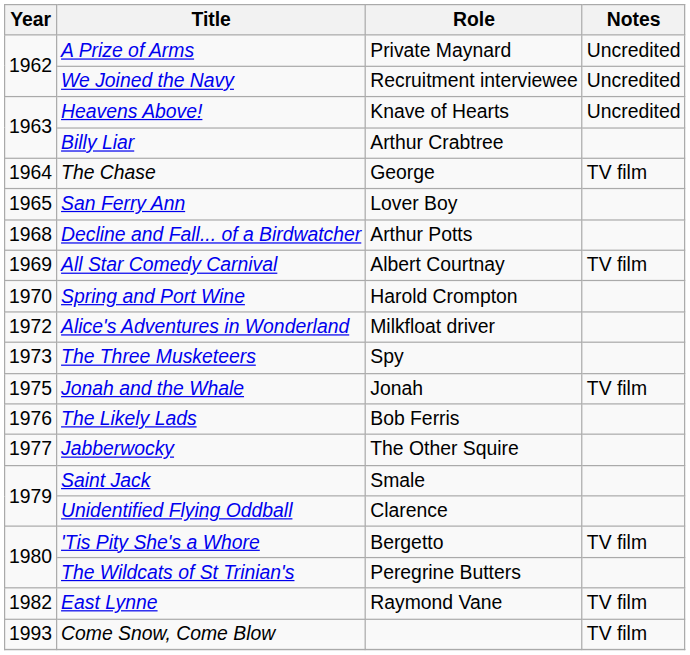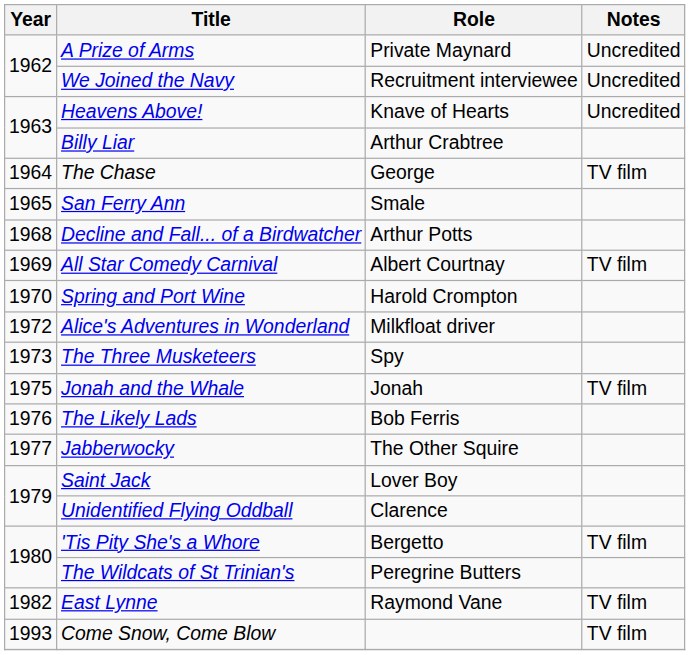(414, 204) Lover Boy -> (398, 204) Smale
(398, 480) Smale -> (414, 480) Lover Boy
